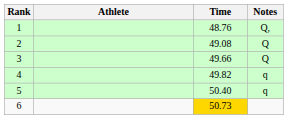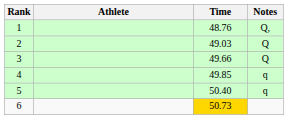(220, 43) 49.08 -> (220, 43) 49.03
(220, 75) 49.82 -> (220, 75) 49.85
